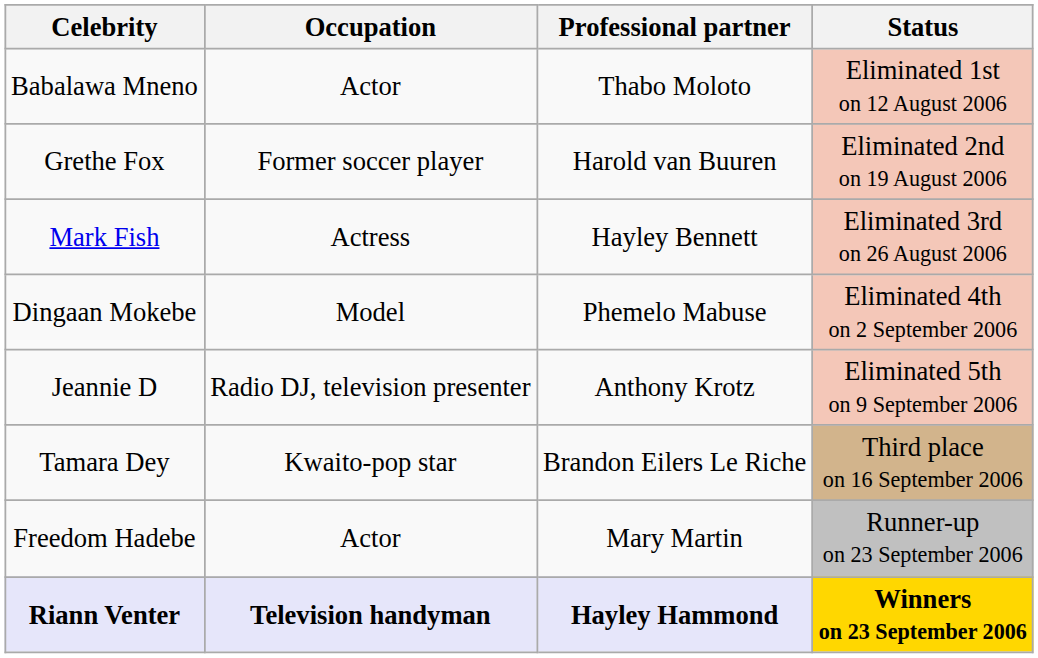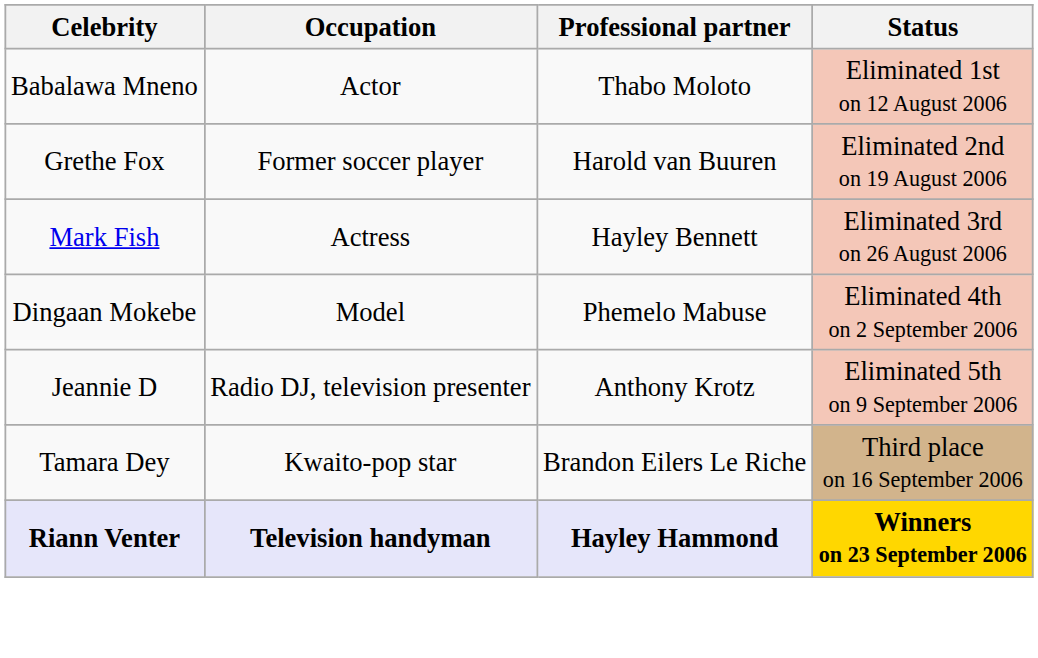- row: (104, 538)
